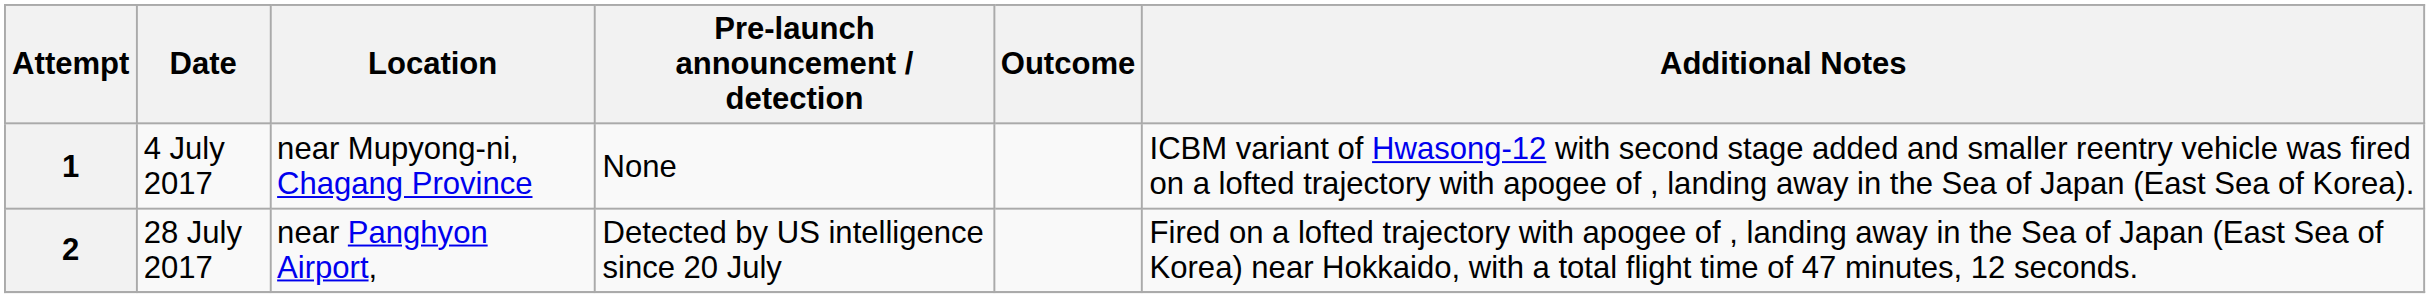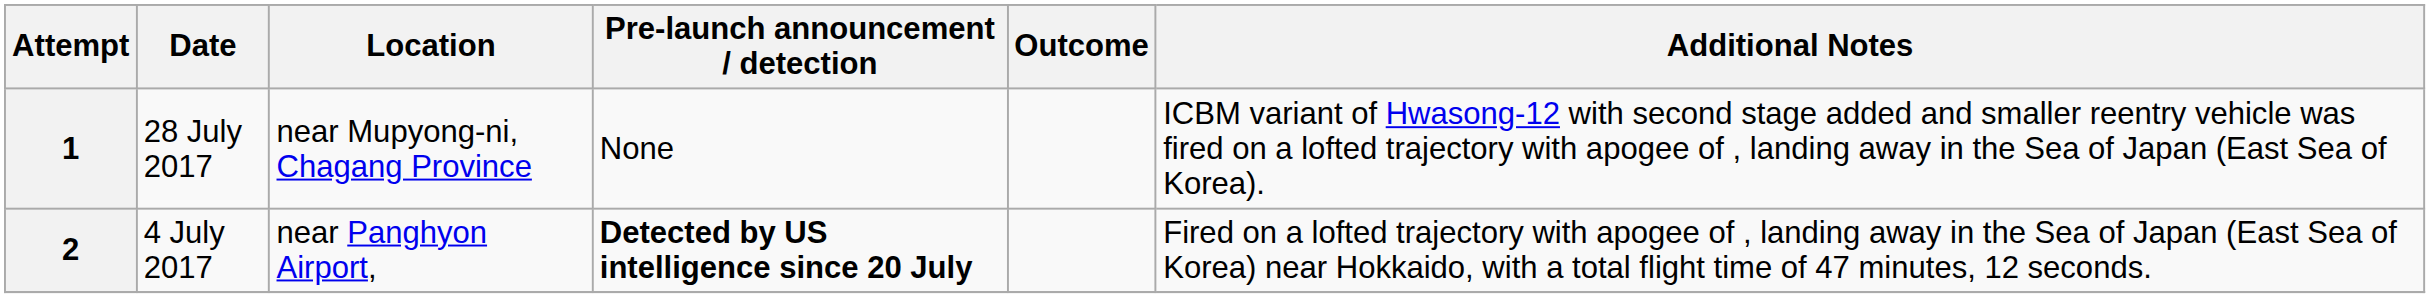(184, 165) 4 July 2017 -> (193, 148) 28 July 2017
(193, 249) 28 July 2017 -> (184, 249) 4 July 2017
(793, 249) normal -> (786, 249) bold
